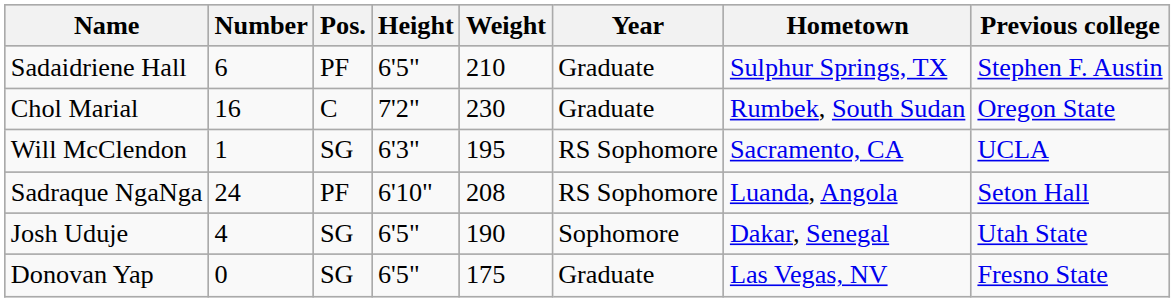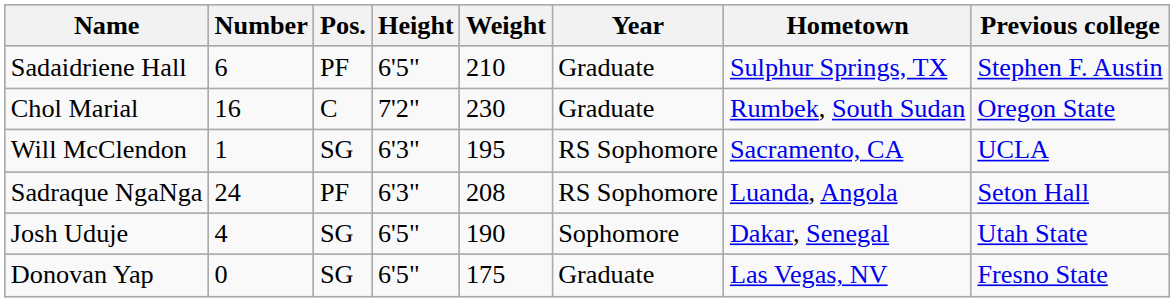(405, 191) 6'10" -> (399, 191) 6'3"
